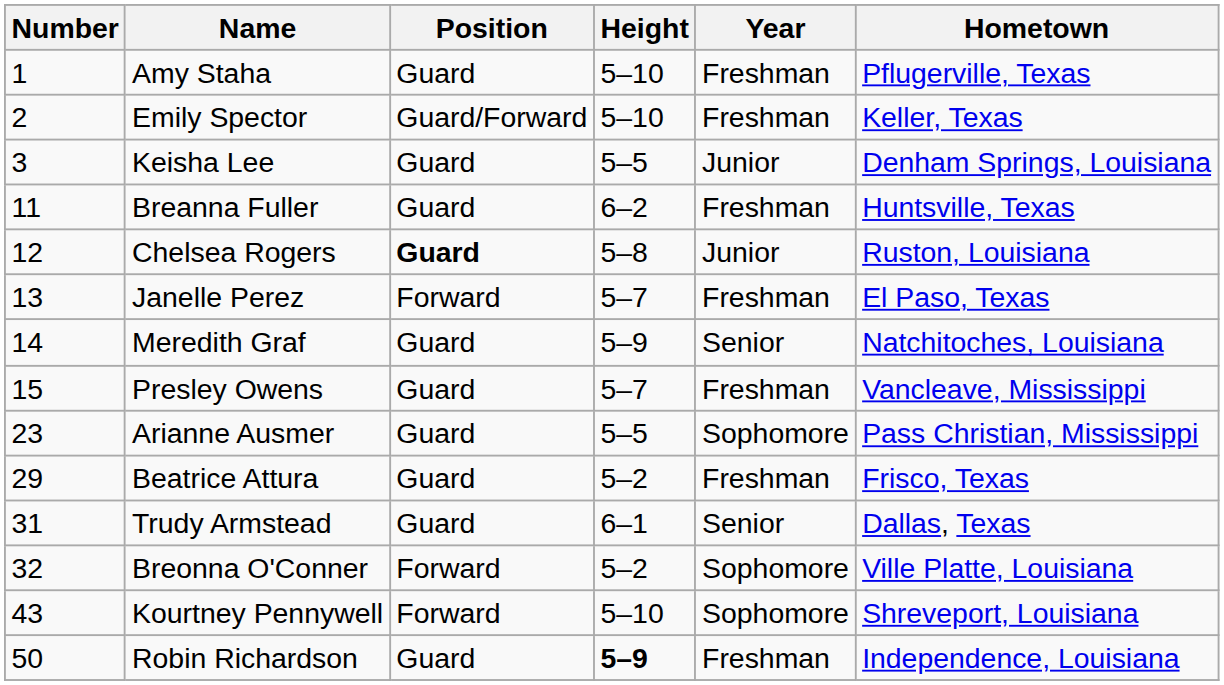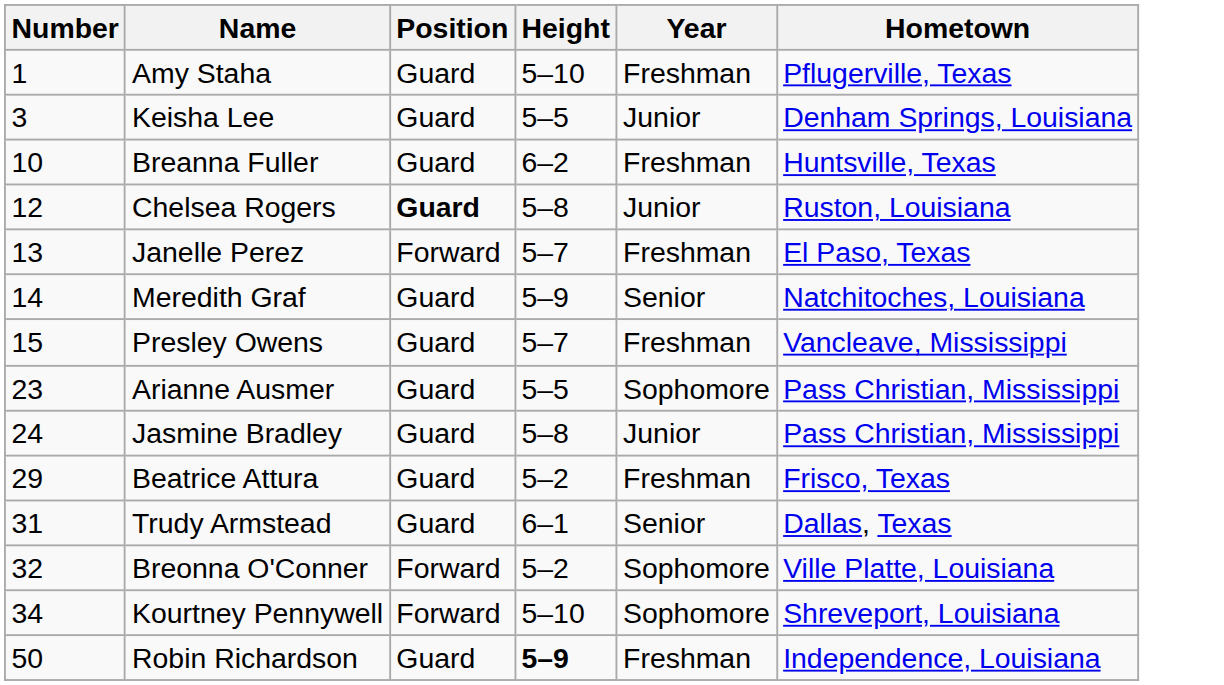- row: (220, 118)
(26, 208) 11 -> (27, 163) 10
+ row: (237, 433)
(27, 613) 43 -> (27, 613) 34
